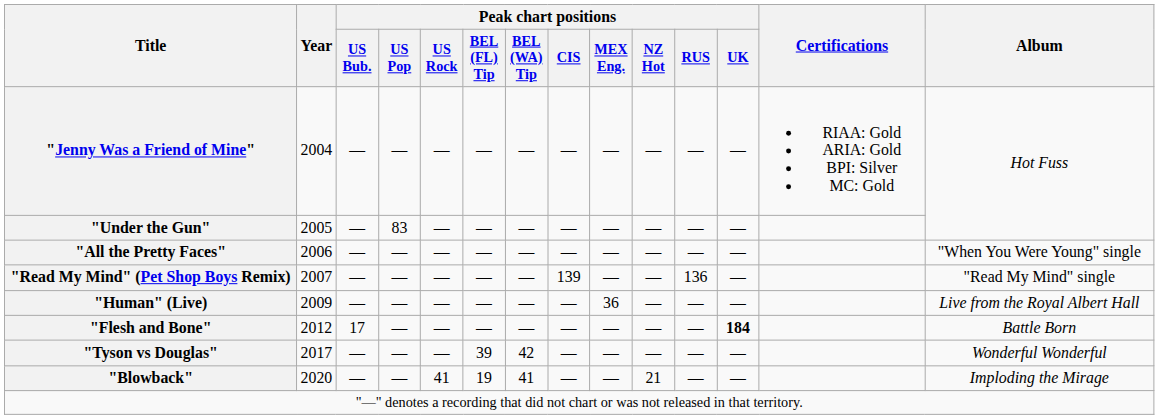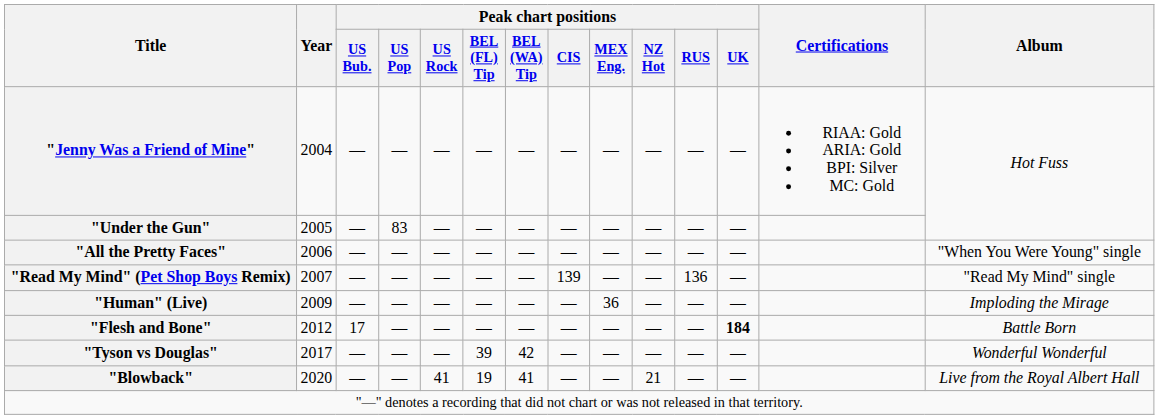(1039, 302) Live from the Royal Albert Hall -> (1039, 302) Imploding the Mirage
(1039, 378) Imploding the Mirage -> (1039, 378) Live from the Royal Albert Hall
